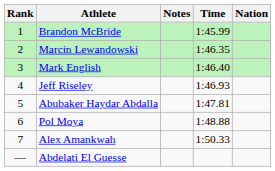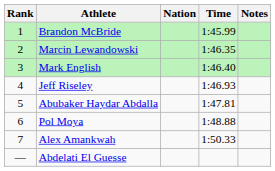columns swapped: (252, 13) <-> (177, 13)
